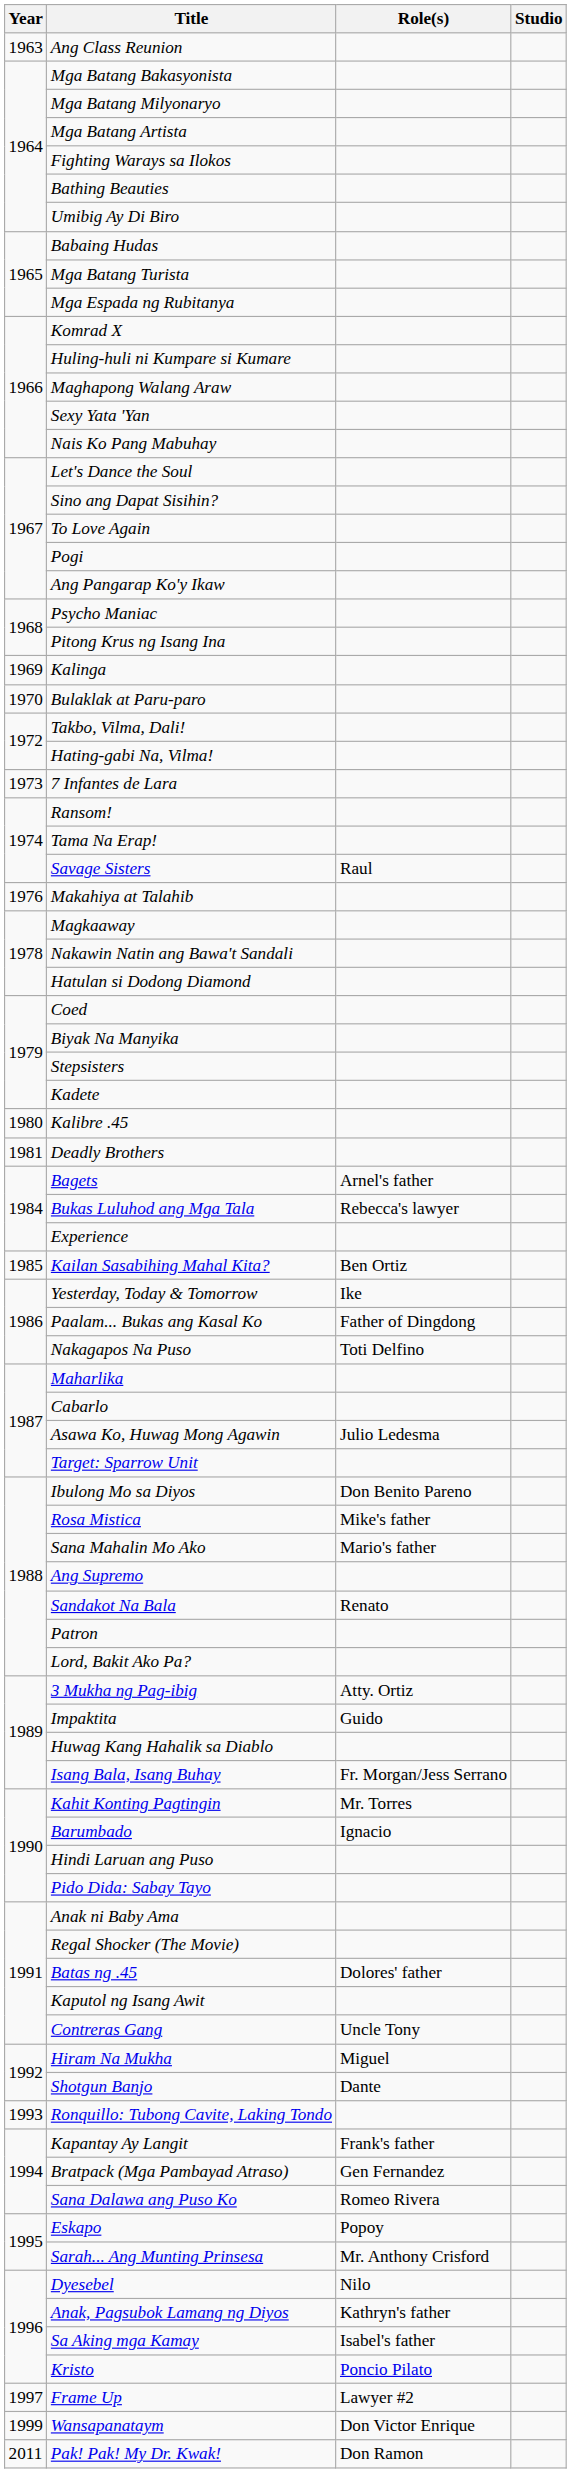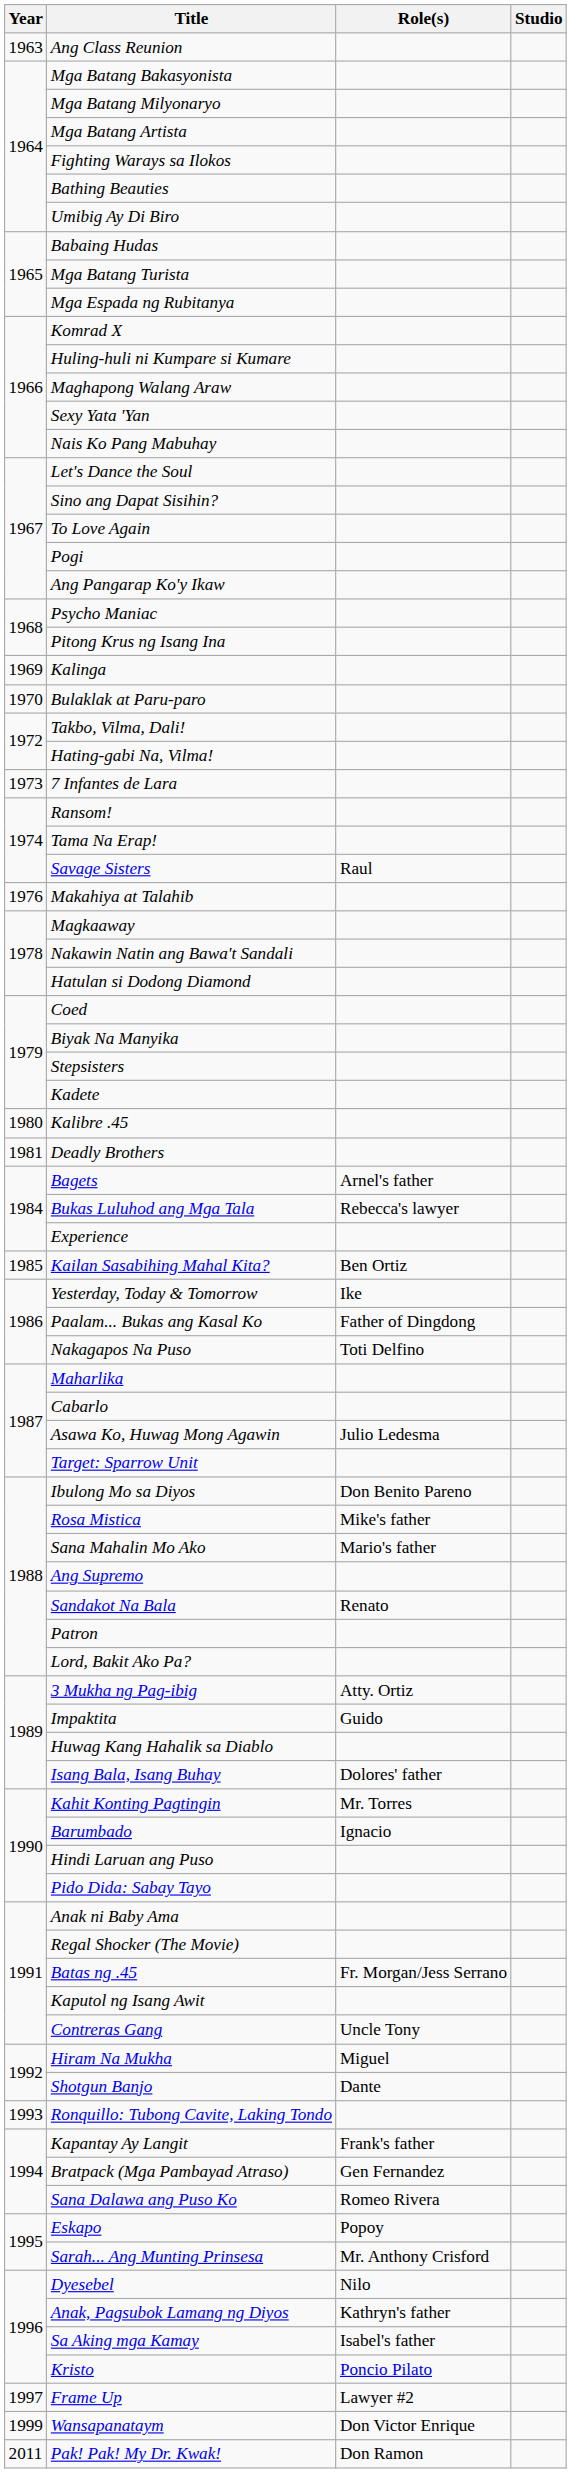(423, 1774) Fr. Morgan/Jess Serrano -> (391, 1774) Dolores' father
(391, 1972) Dolores' father -> (423, 1972) Fr. Morgan/Jess Serrano
